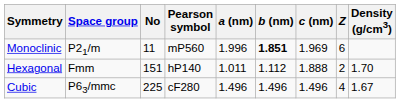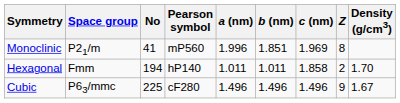(149, 49) 11 -> (150, 49) 41
(273, 49) bold -> (273, 49) normal
(342, 49) 6 -> (342, 49) 8
(153, 68) 151 -> (153, 68) 194
(272, 68) 1.112 -> (272, 68) 1.011
(313, 68) 1.888 -> (313, 68) 1.858
(342, 87) 4 -> (342, 87) 9
